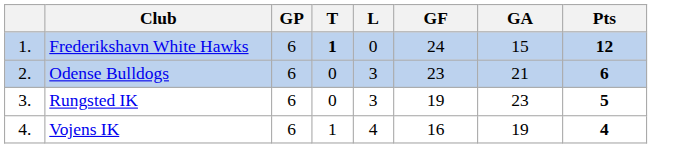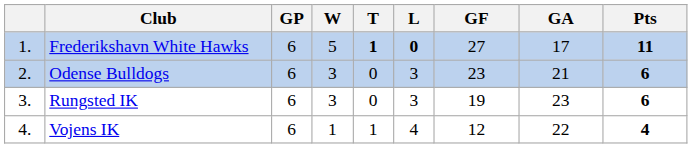+ column: (332, 18)
(373, 45) normal -> (414, 45) bold
(436, 45) 24 -> (476, 45) 27
(520, 45) 15 -> (561, 45) 17
(604, 45) 12 -> (645, 45) 11
(604, 101) 5 -> (645, 101) 6
(436, 128) 16 -> (476, 128) 12
(520, 128) 19 -> (561, 128) 22
